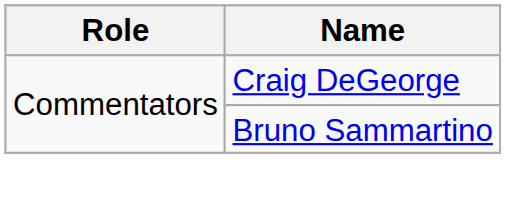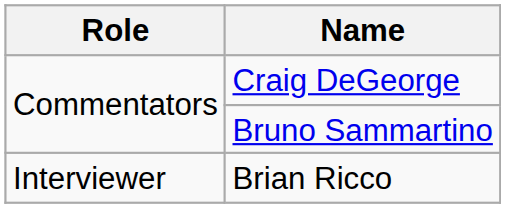+ row: (312, 178)
